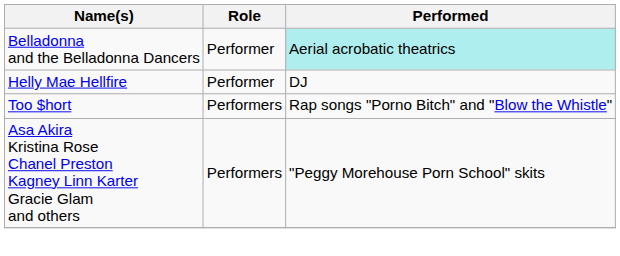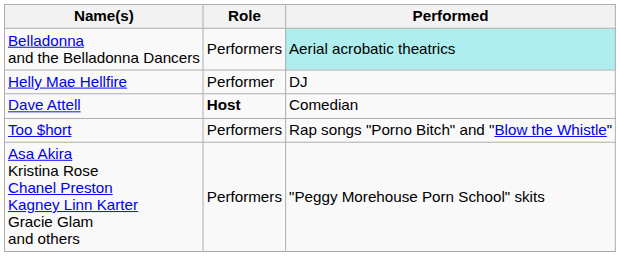(241, 49) Performer -> (244, 49) Performers
+ row: (44, 105)
